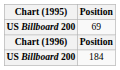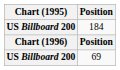rows swapped: (96, 57) <-> (96, 27)
